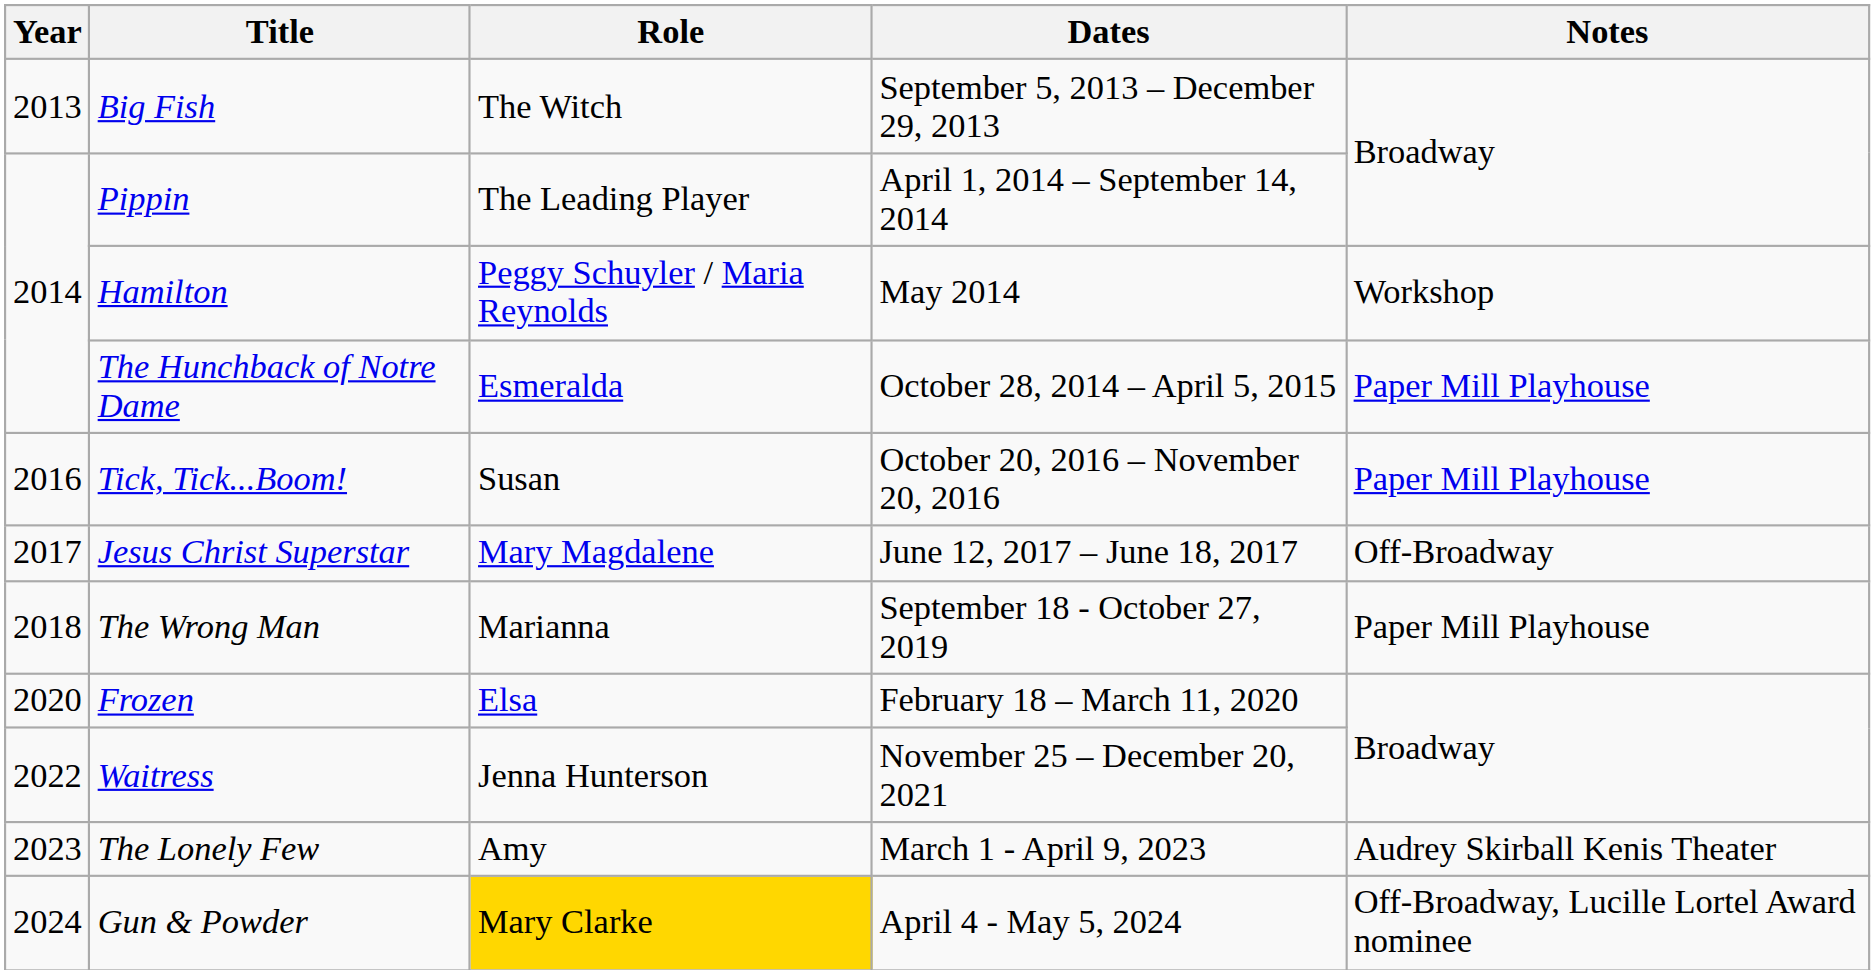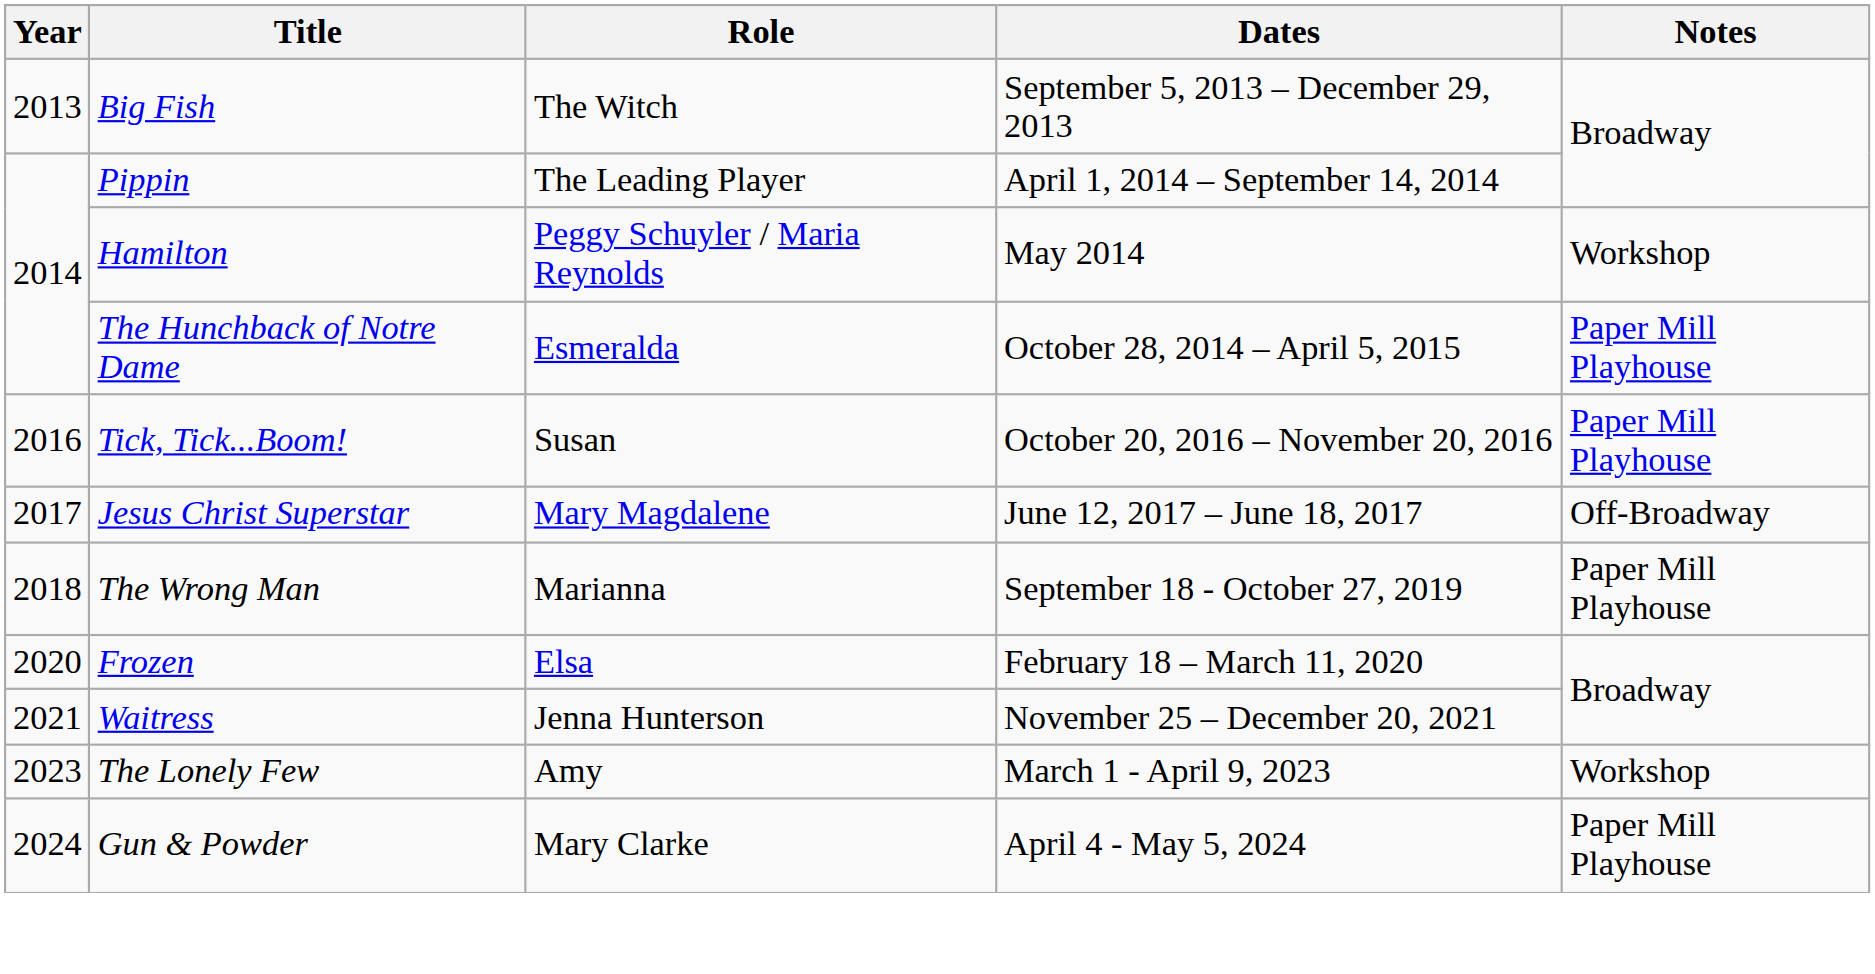(47, 774) 2022 -> (47, 716) 2021
(1565, 848) Audrey Skirball Kenis Theater -> (1640, 770) Workshop
(565, 922) gold background -> (621, 844) no background
(1605, 922) Off-Broadway, Lucille Lortel Award nominee -> (1643, 844) Paper Mill Playhouse
